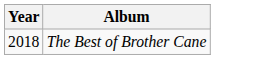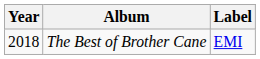+ column: (233, 16)
